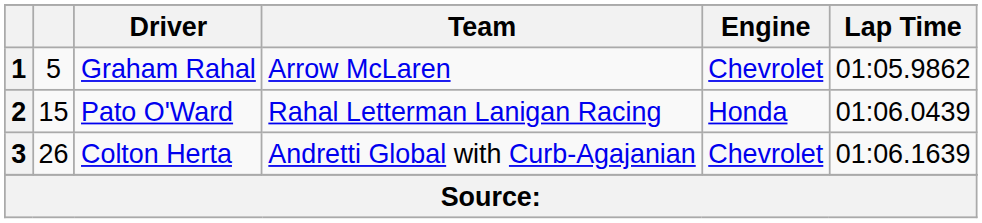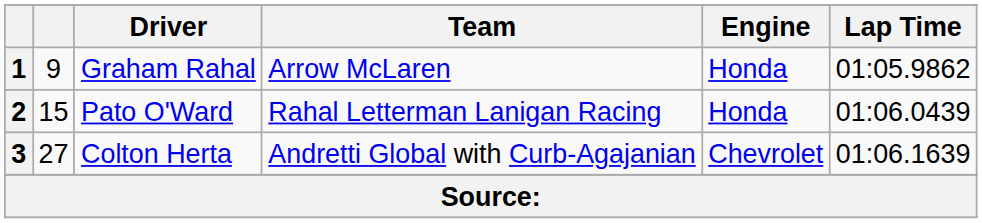(54, 69) 5 -> (54, 69) 9
(766, 69) Chevrolet -> (748, 69) Honda
(54, 154) 26 -> (54, 154) 27
